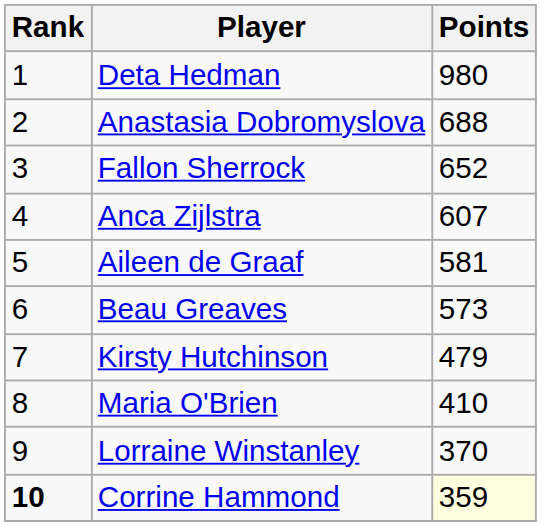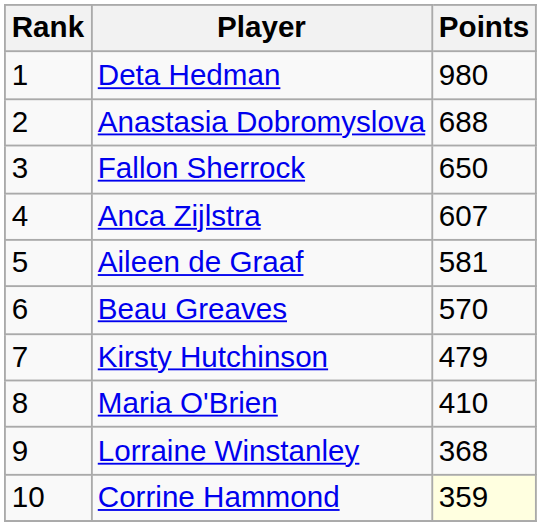(464, 168) 652 -> (464, 168) 650
(464, 309) 573 -> (464, 309) 570
(464, 450) 370 -> (464, 450) 368
(28, 497) bold -> (28, 497) normal
